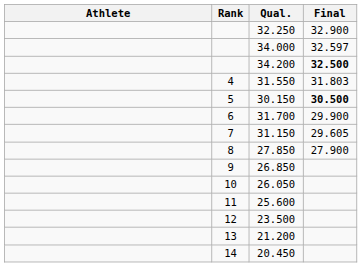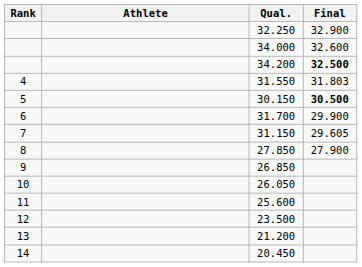columns swapped: (231, 13) <-> (108, 13)
(330, 47) 32.597 -> (330, 47) 32.600
